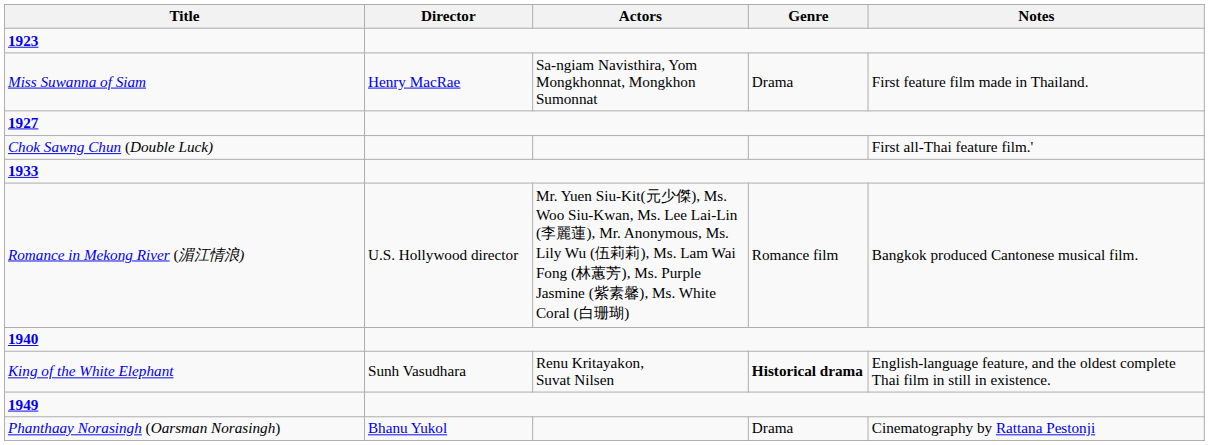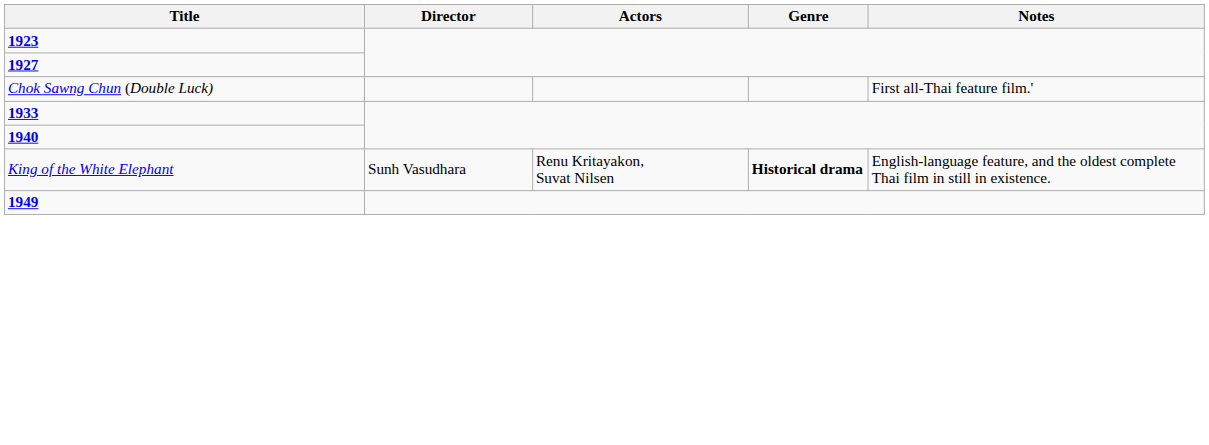- row: (77, 81)
- row: (126, 254)
- row: (144, 428)
